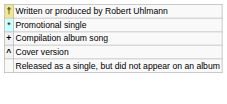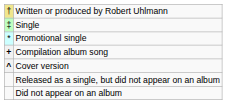+ row: (27, 25)
+ row: (69, 93)
